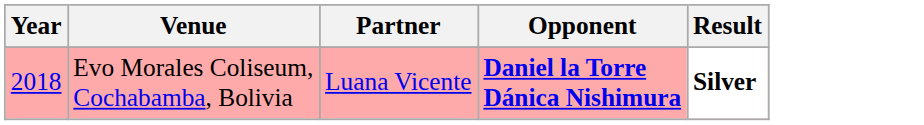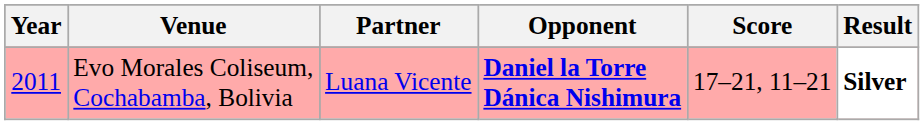+ column: (762, 25)
(36, 82) 2018 -> (36, 82) 2011
